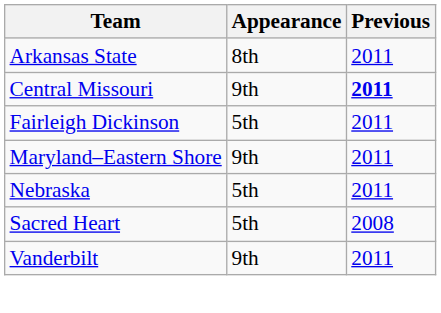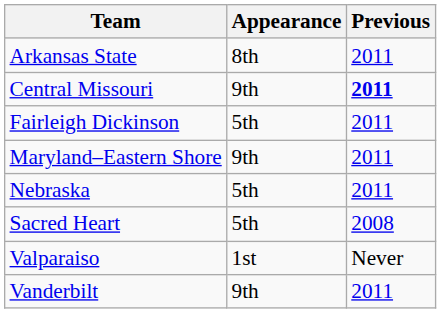+ row: (54, 257)
